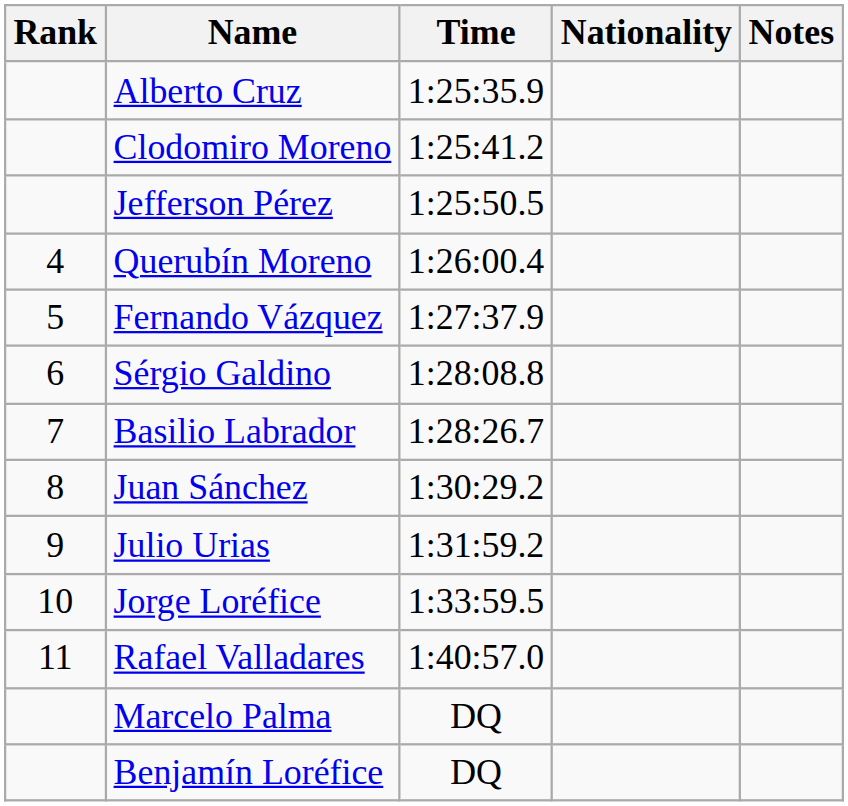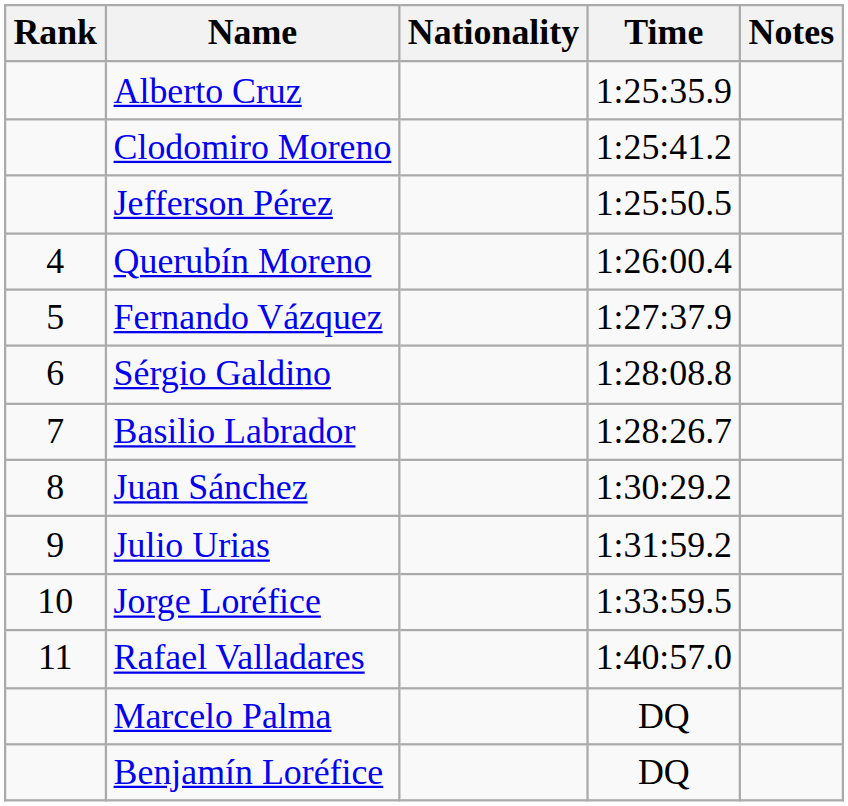columns swapped: (646, 32) <-> (476, 32)
